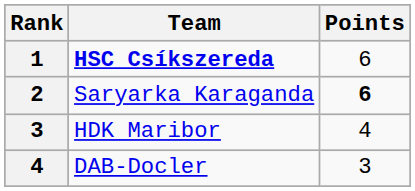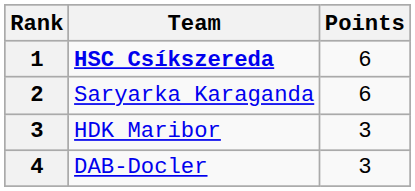(365, 95) bold -> (365, 95) normal
(365, 132) 4 -> (365, 132) 3
